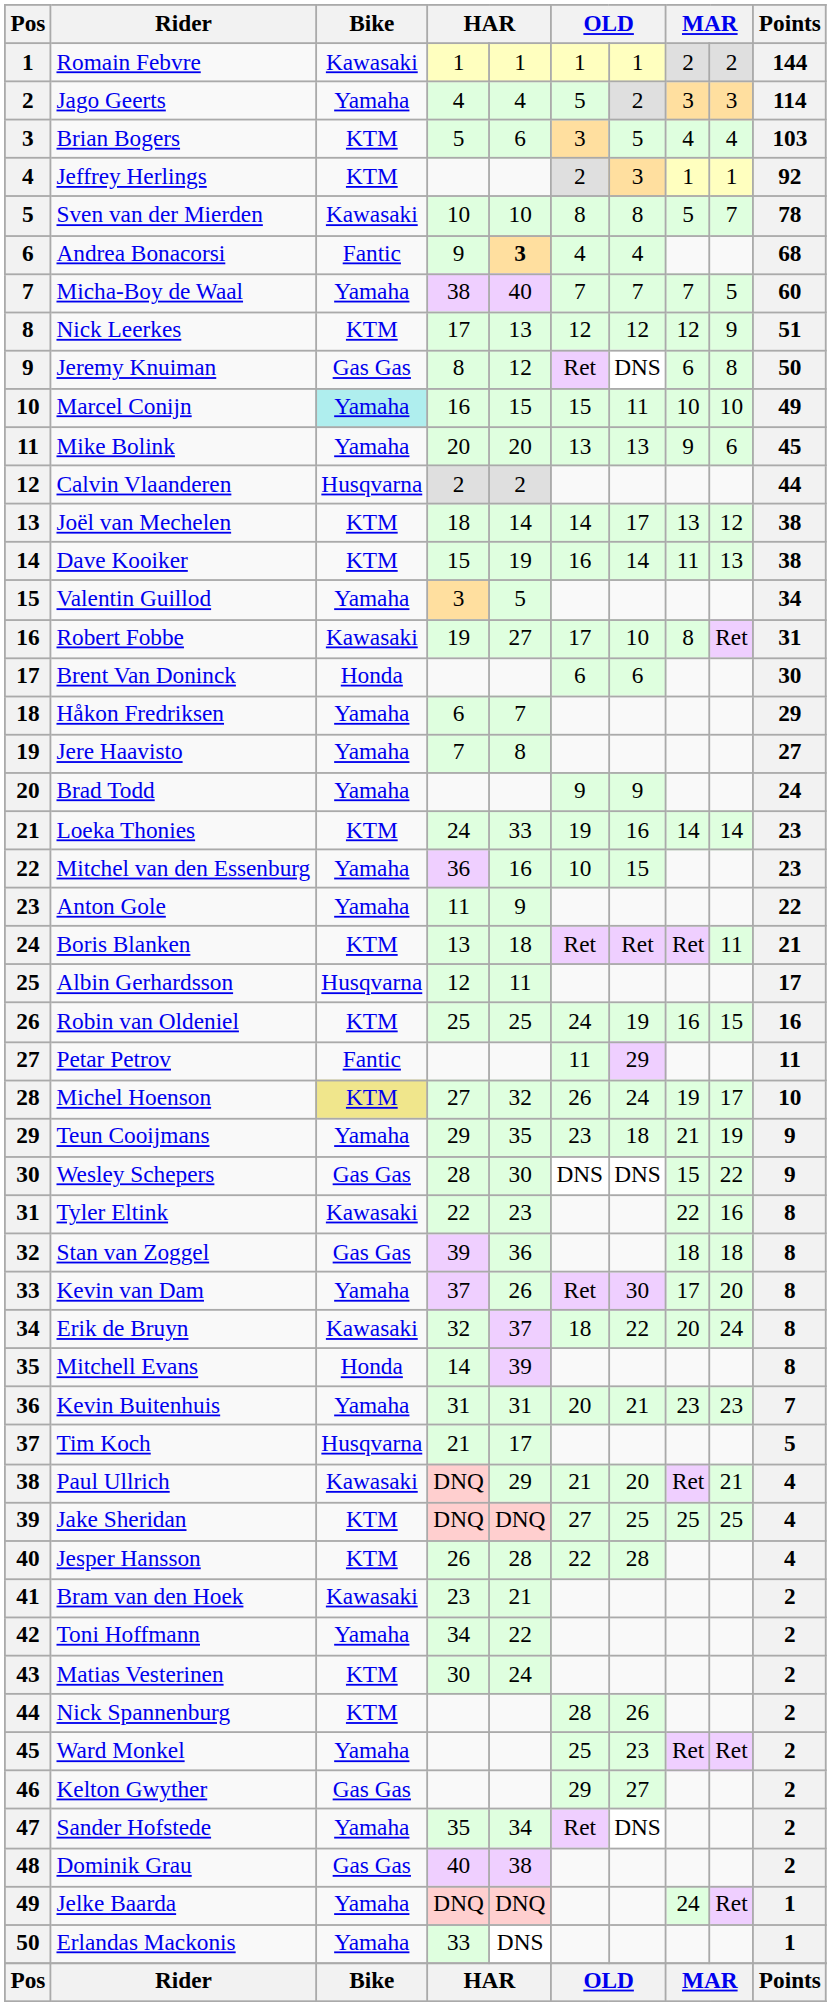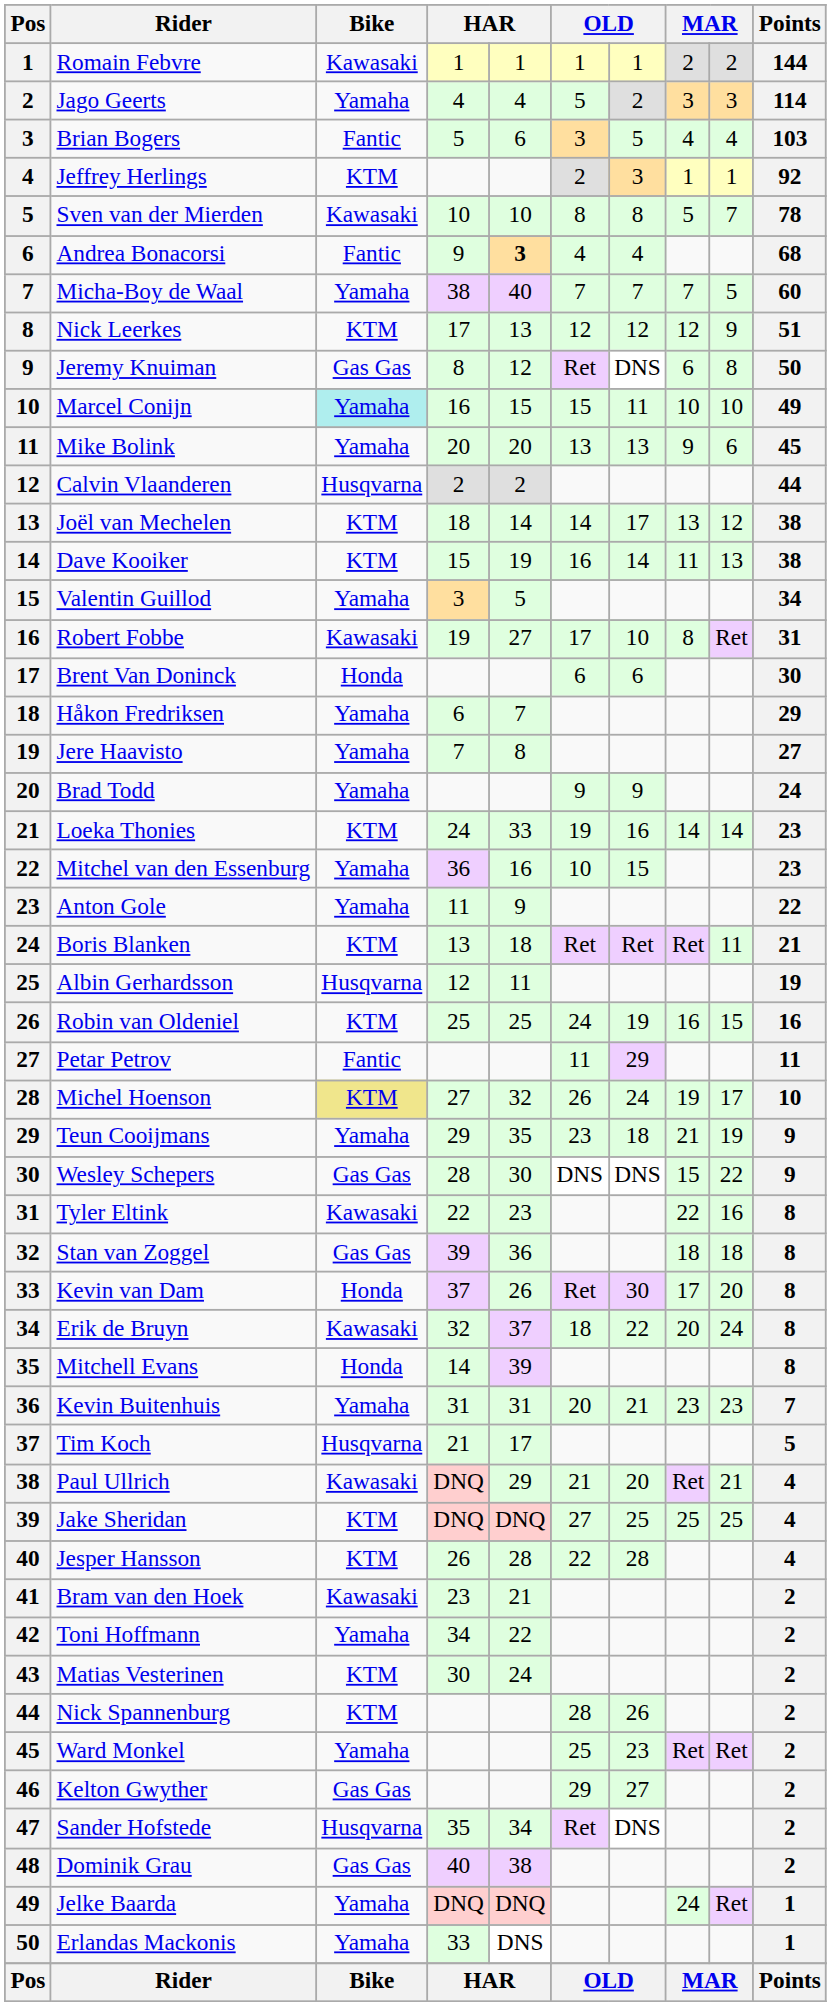(372, 138) KTM -> (372, 138) Fantic
(790, 983) 17 -> (790, 983) 19
(372, 1290) Yamaha -> (372, 1290) Honda
(372, 1827) Yamaha -> (372, 1827) Husqvarna
